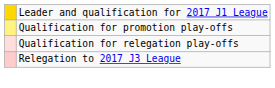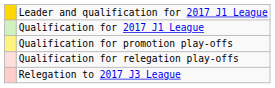+ row: (111, 28)
